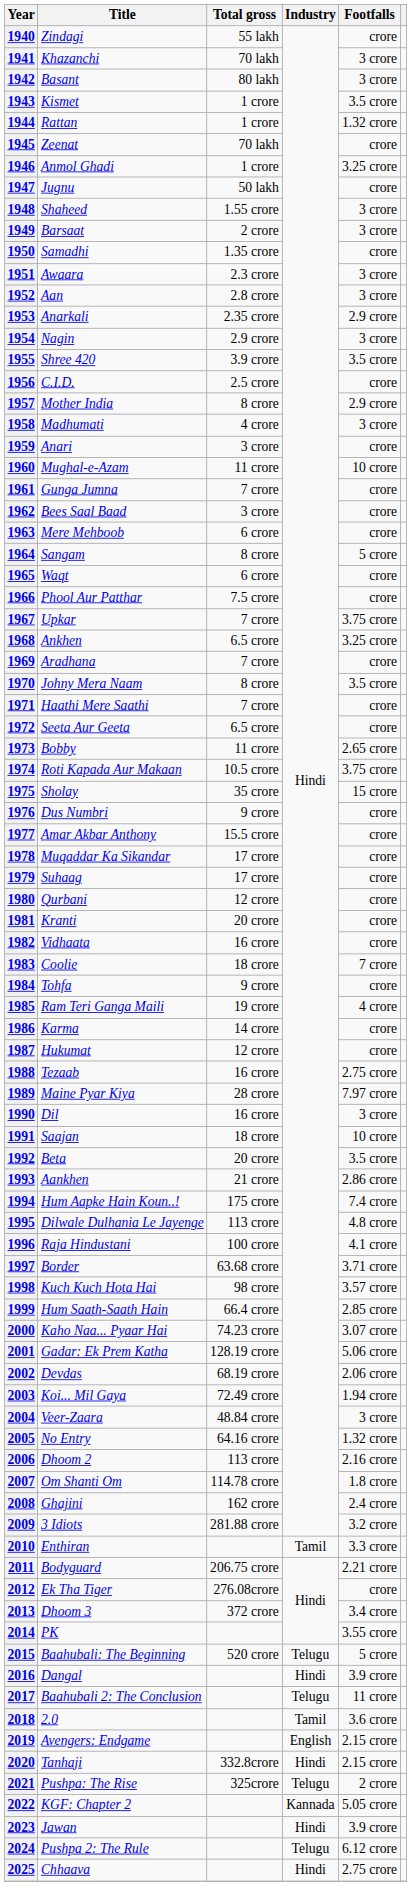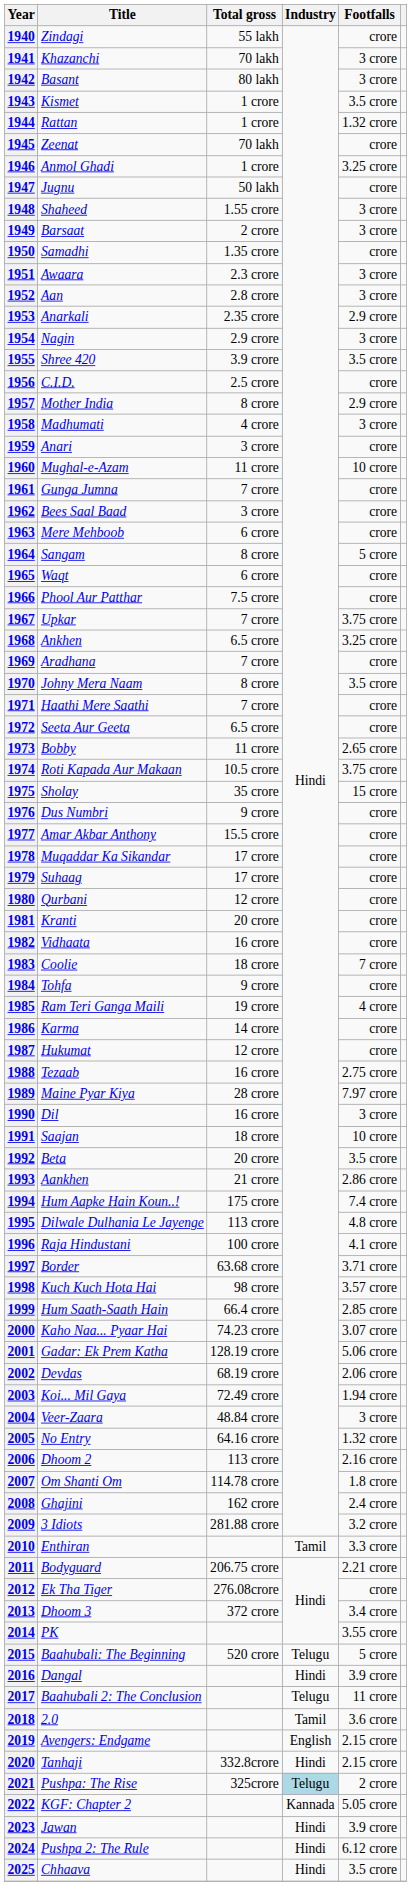(310, 1783) no background -> (310, 1783) lightblue background
(310, 1848) Telugu -> (310, 1848) Hindi
(370, 1870) 2.75 crore -> (373, 1870) 3.5 crore
